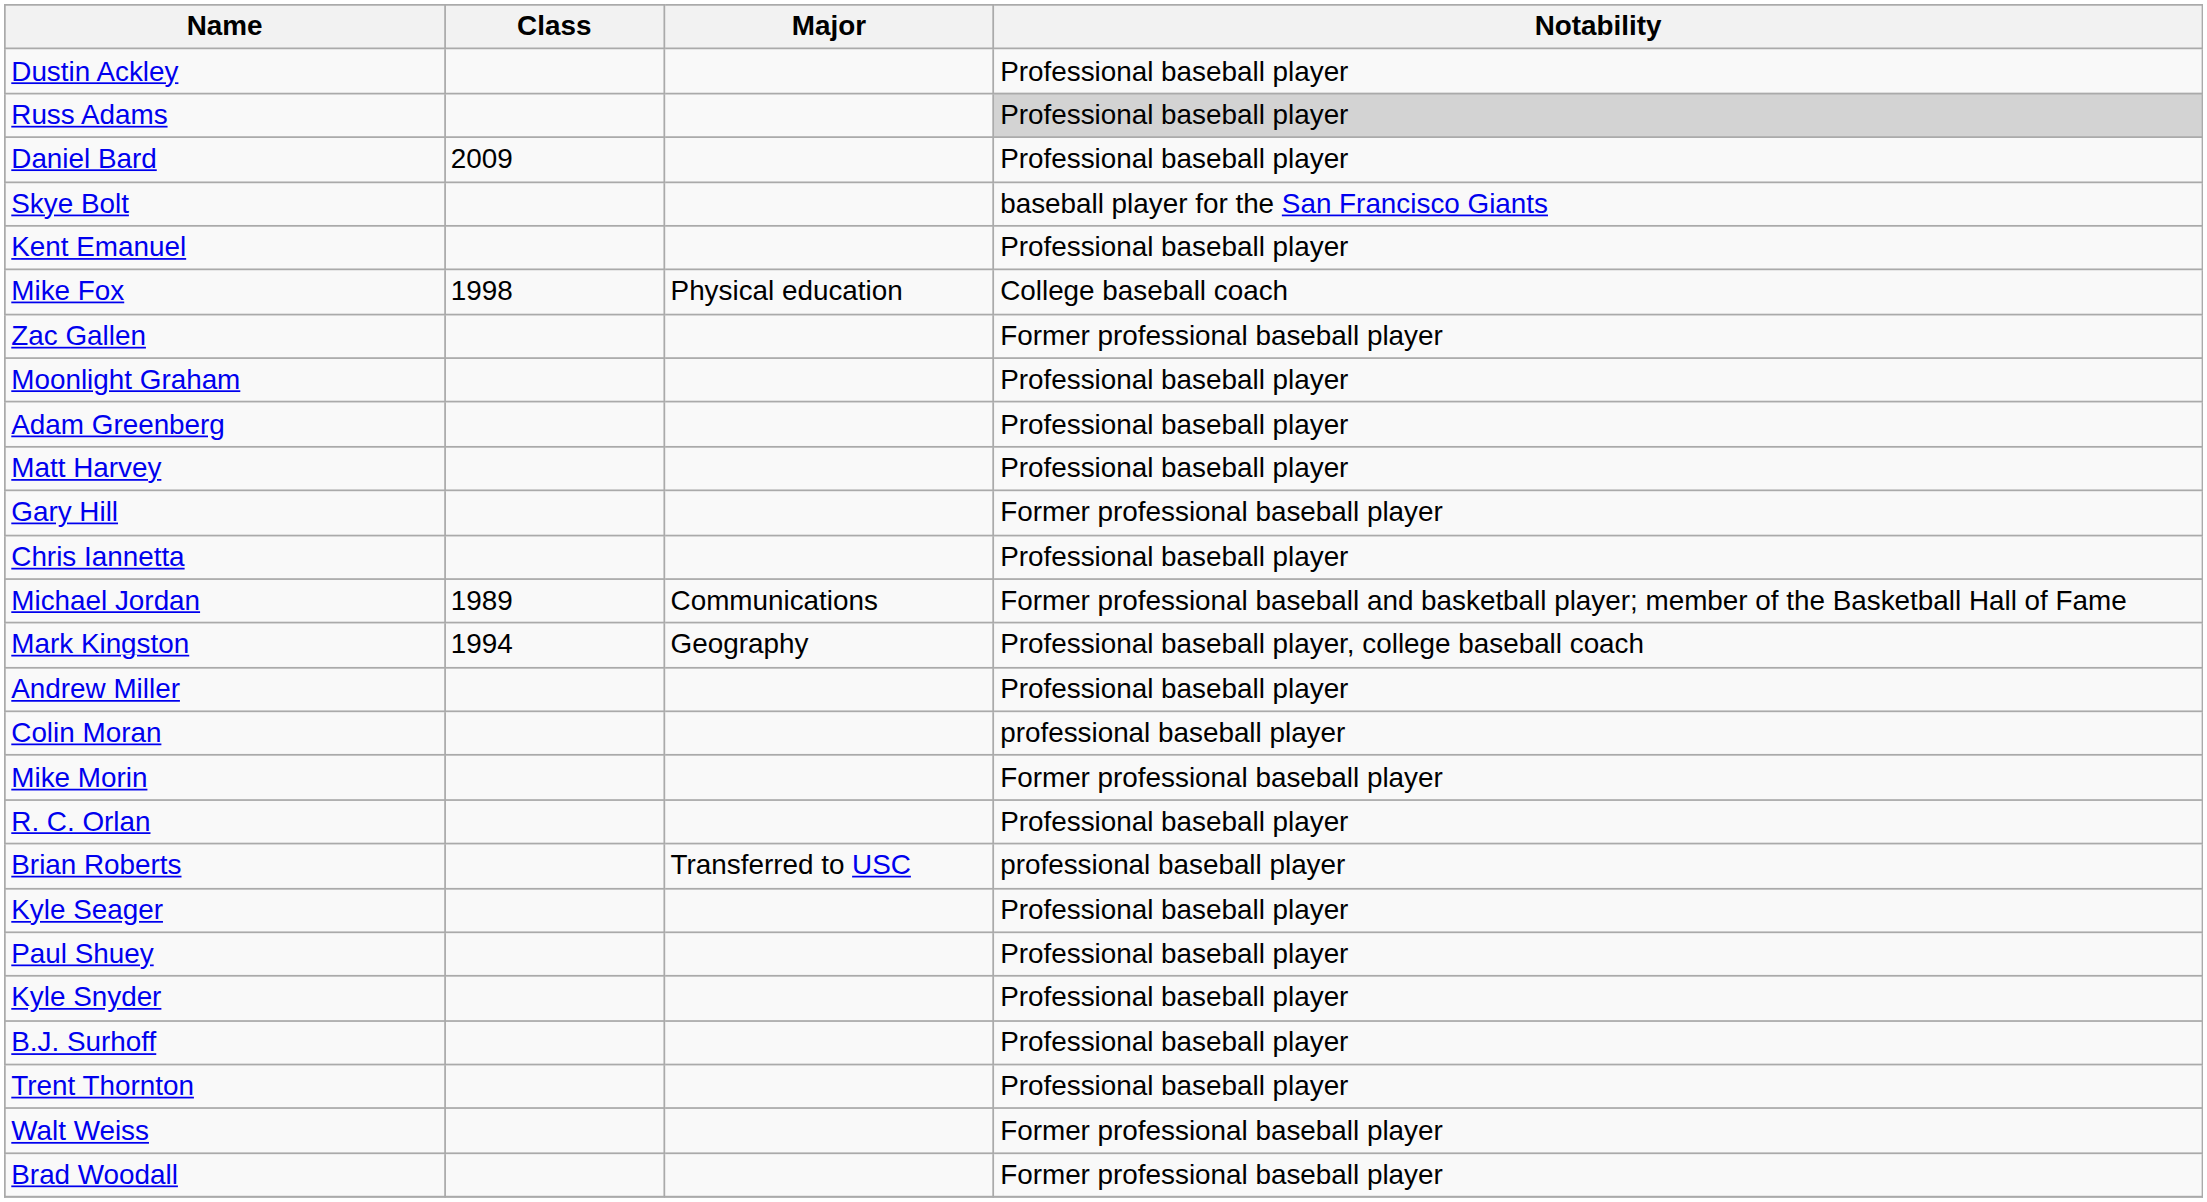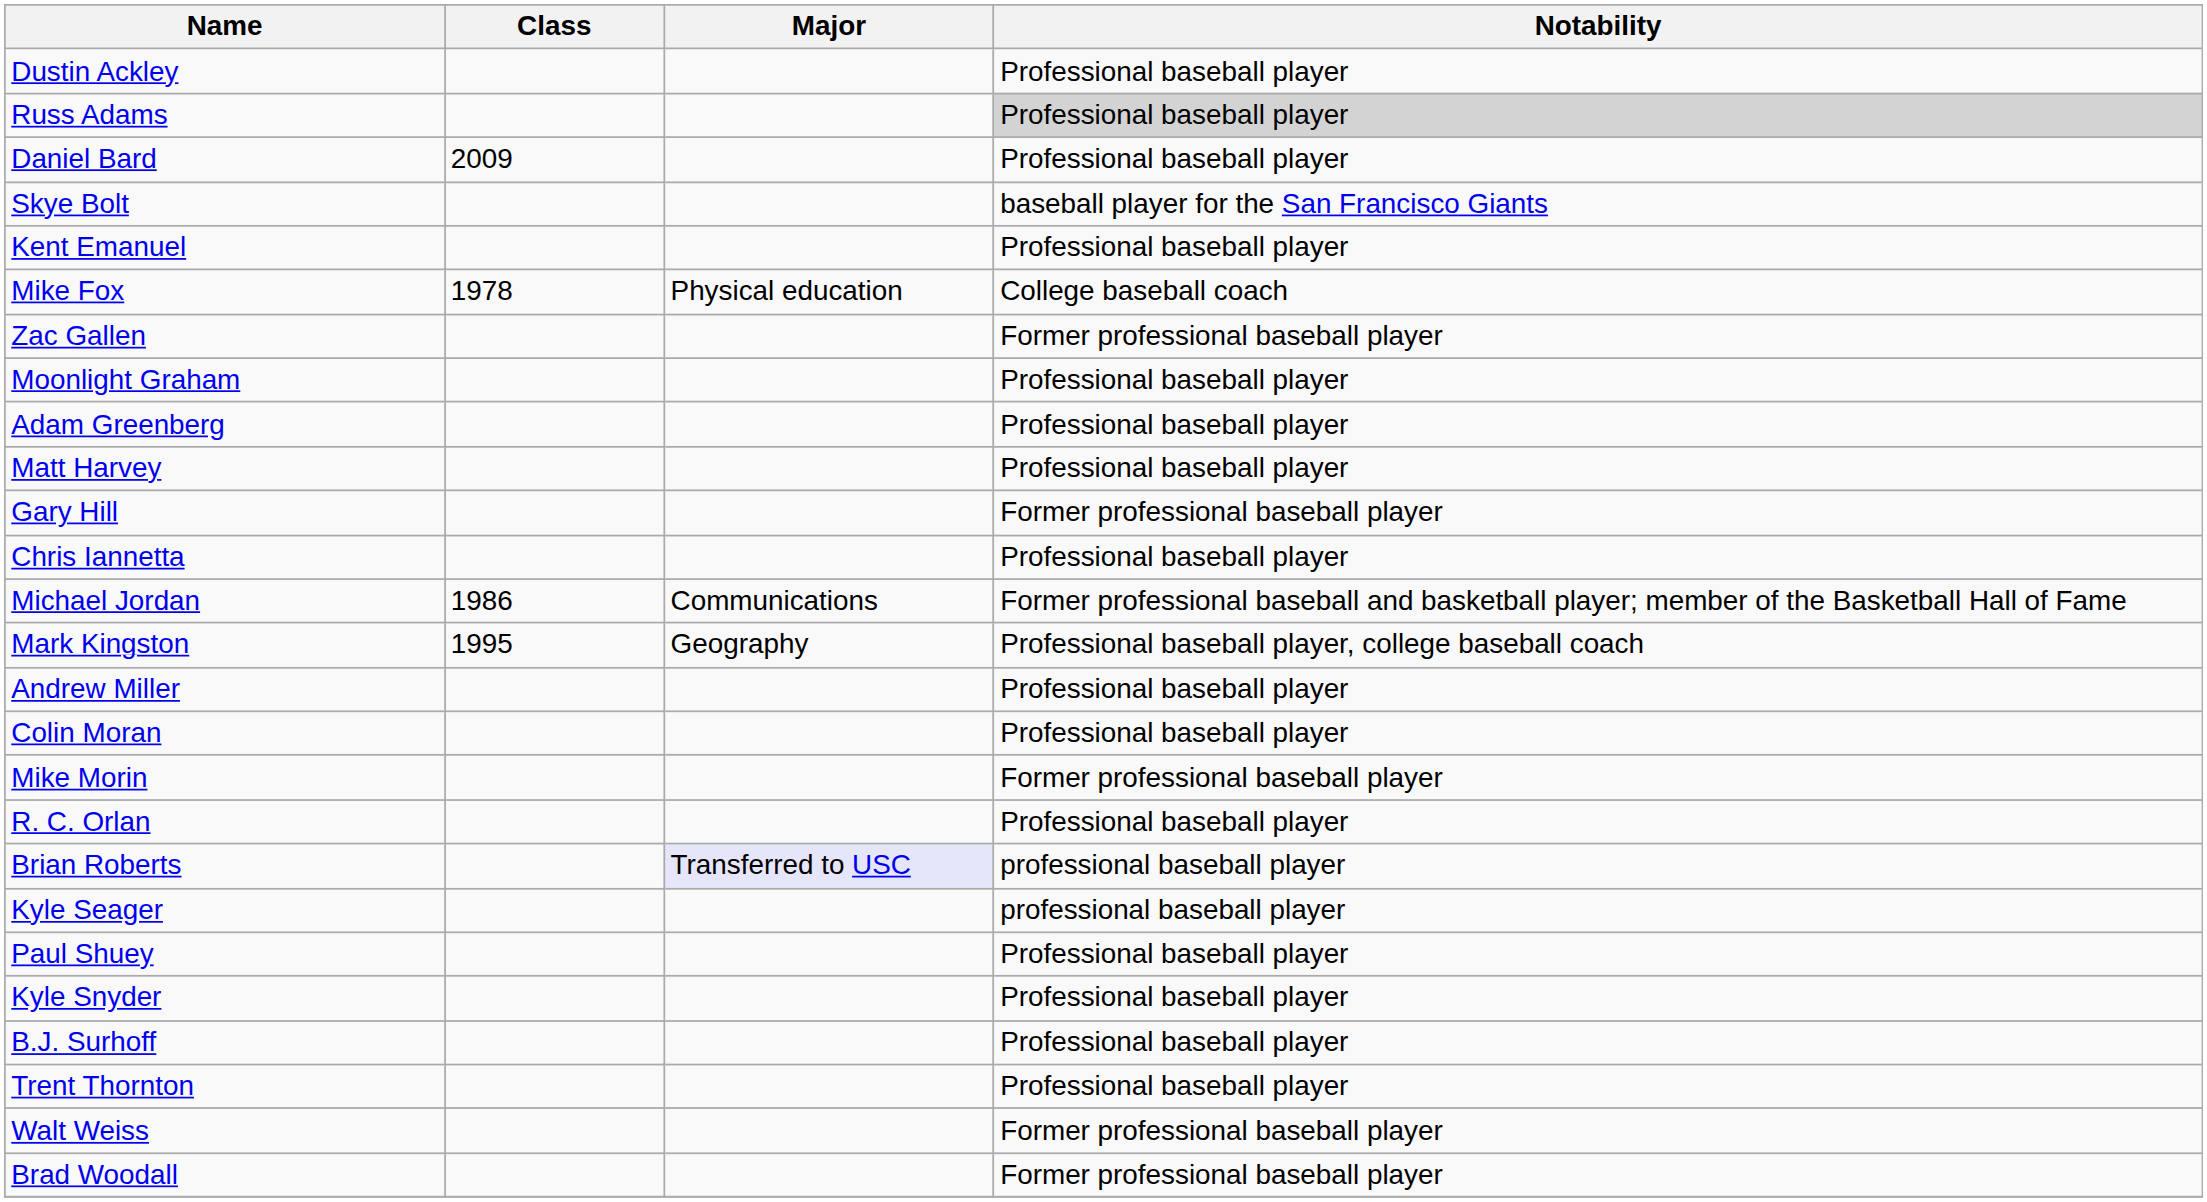(482, 291) 1998 -> (482, 291) 1978
(482, 600) 1989 -> (482, 600) 1986
(482, 644) 1994 -> (482, 644) 1995
(1173, 733) professional baseball player -> (1174, 733) Professional baseball player
(791, 865) no background -> (791, 865) lavender background
(1174, 909) Professional baseball player -> (1173, 909) professional baseball player
